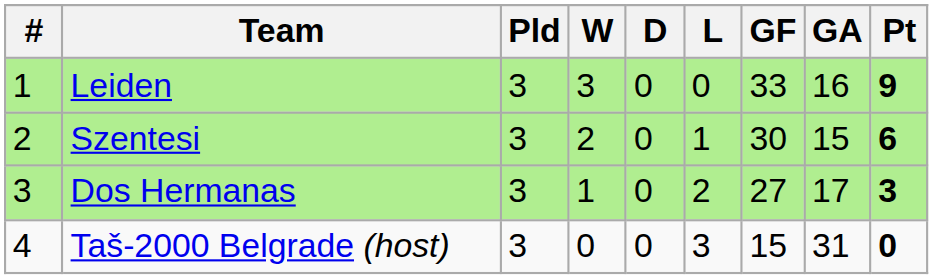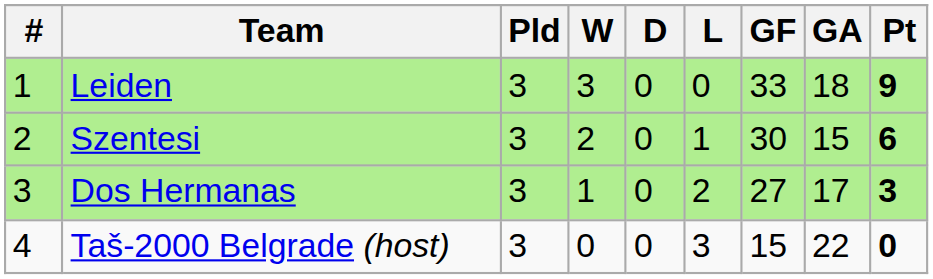(831, 84) 16 -> (831, 84) 18
(831, 245) 31 -> (831, 245) 22
